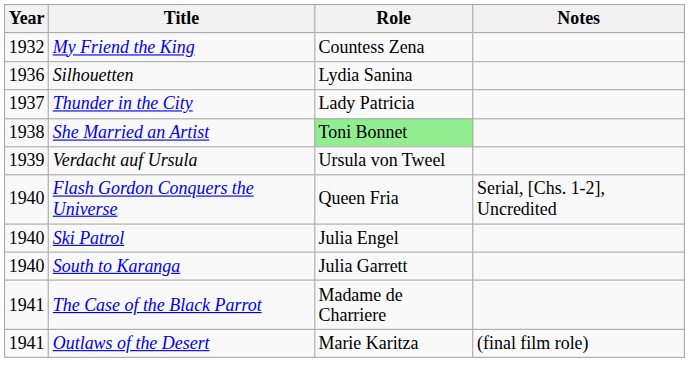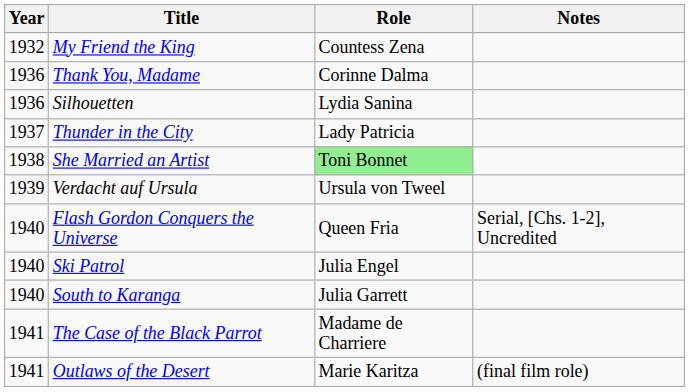+ row: (126, 75)
